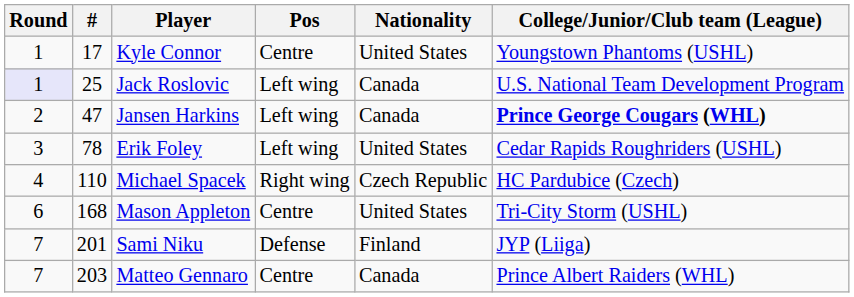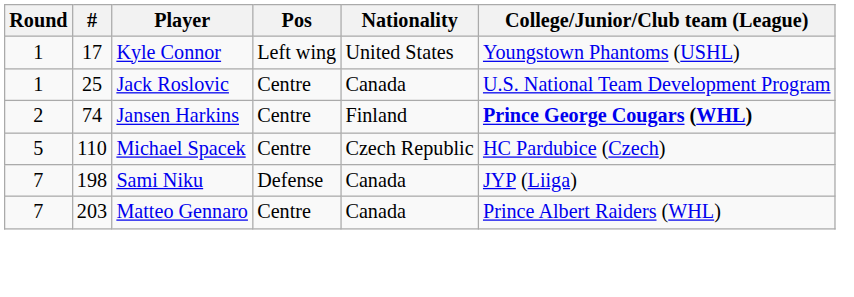(286, 52) Centre -> (297, 52) Left wing
(38, 84) lavender background -> (38, 84) no background
(299, 84) Left wing -> (284, 84) Centre
(92, 116) 47 -> (92, 116) 74
(299, 116) Left wing -> (284, 116) Centre
(389, 116) Canada -> (376, 116) Finland
- row: (159, 148)
(38, 180) 4 -> (38, 148) 5
(305, 180) Right wing -> (284, 148) Centre
- row: (183, 212)
(92, 244) 201 -> (92, 180) 198
(390, 244) Finland -> (376, 180) Canada
